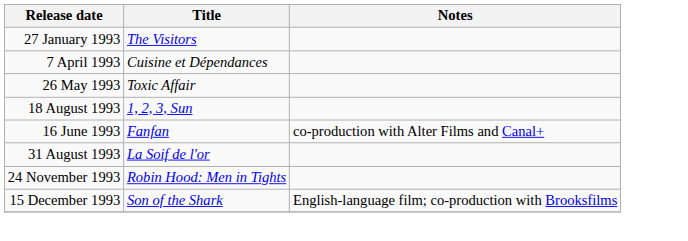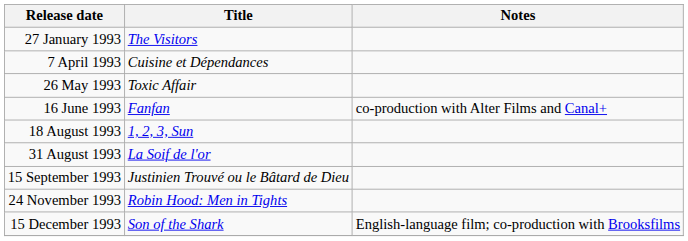rows swapped: (81, 131) <-> (74, 108)
+ row: (64, 177)
